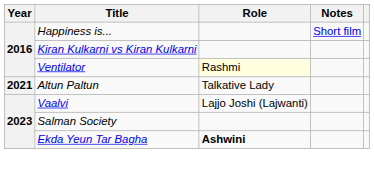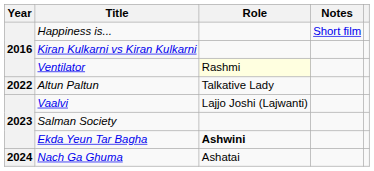(20, 85) 2021 -> (20, 85) 2022
+ row: (80, 157)
